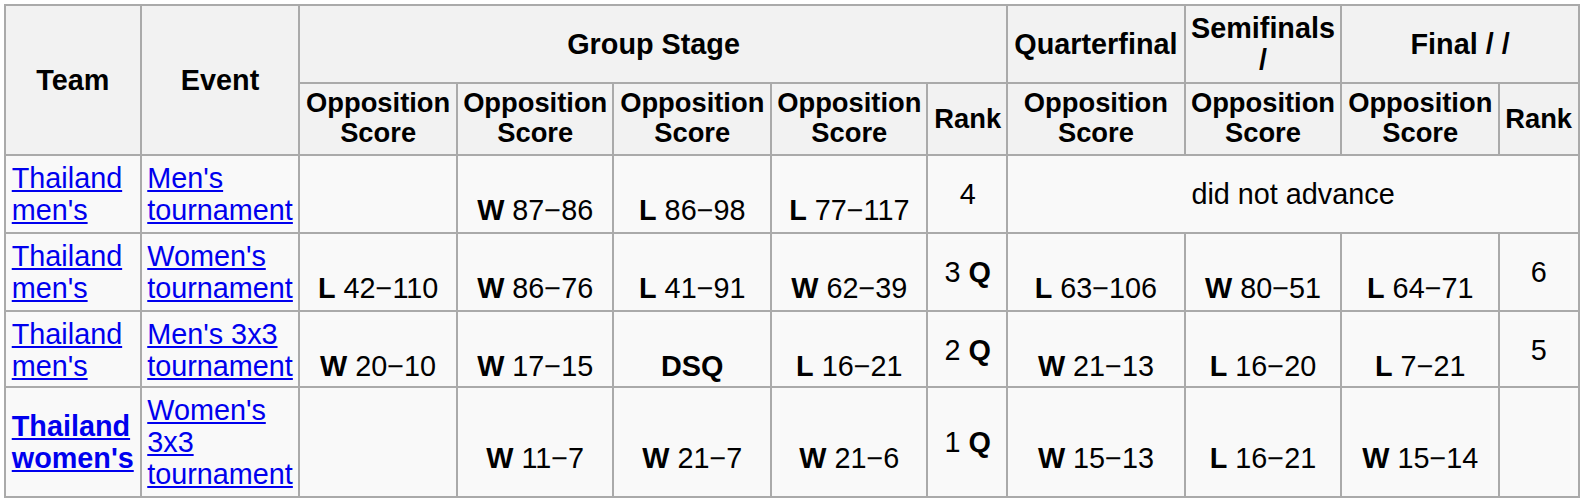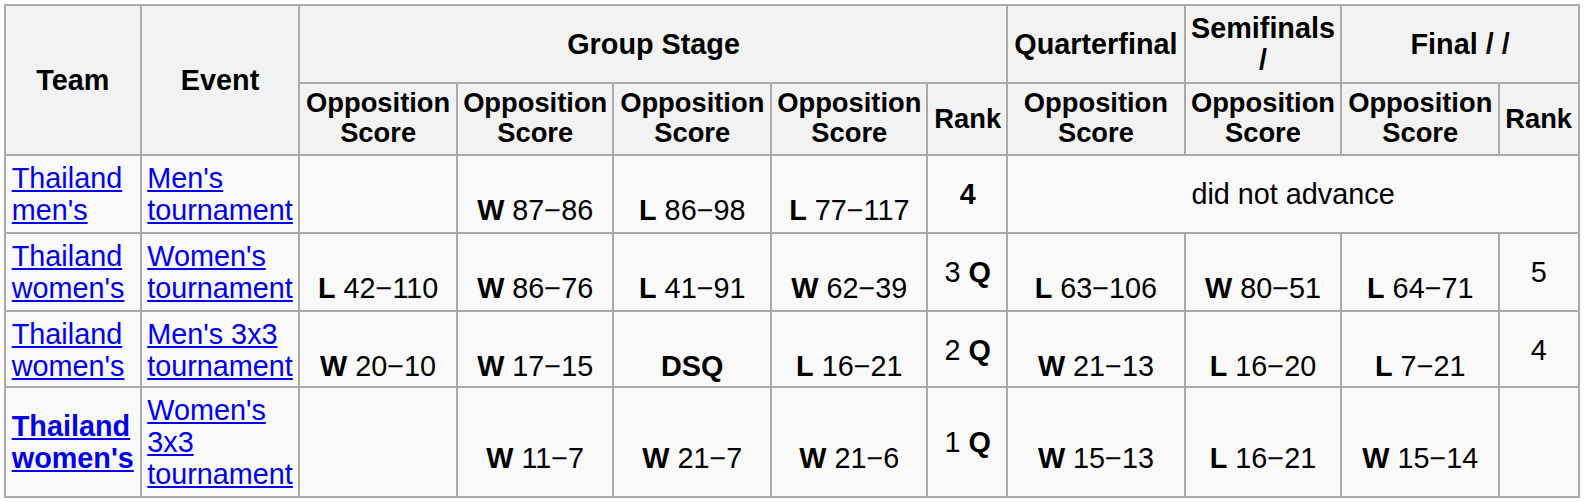(968, 195) normal -> (968, 195) bold
(67, 272) Thailand men's -> (68, 272) Thailand women's
(1539, 272) 6 -> (1539, 272) 5
(67, 350) Thailand men's -> (68, 350) Thailand women's
(1539, 350) 5 -> (1539, 350) 4
